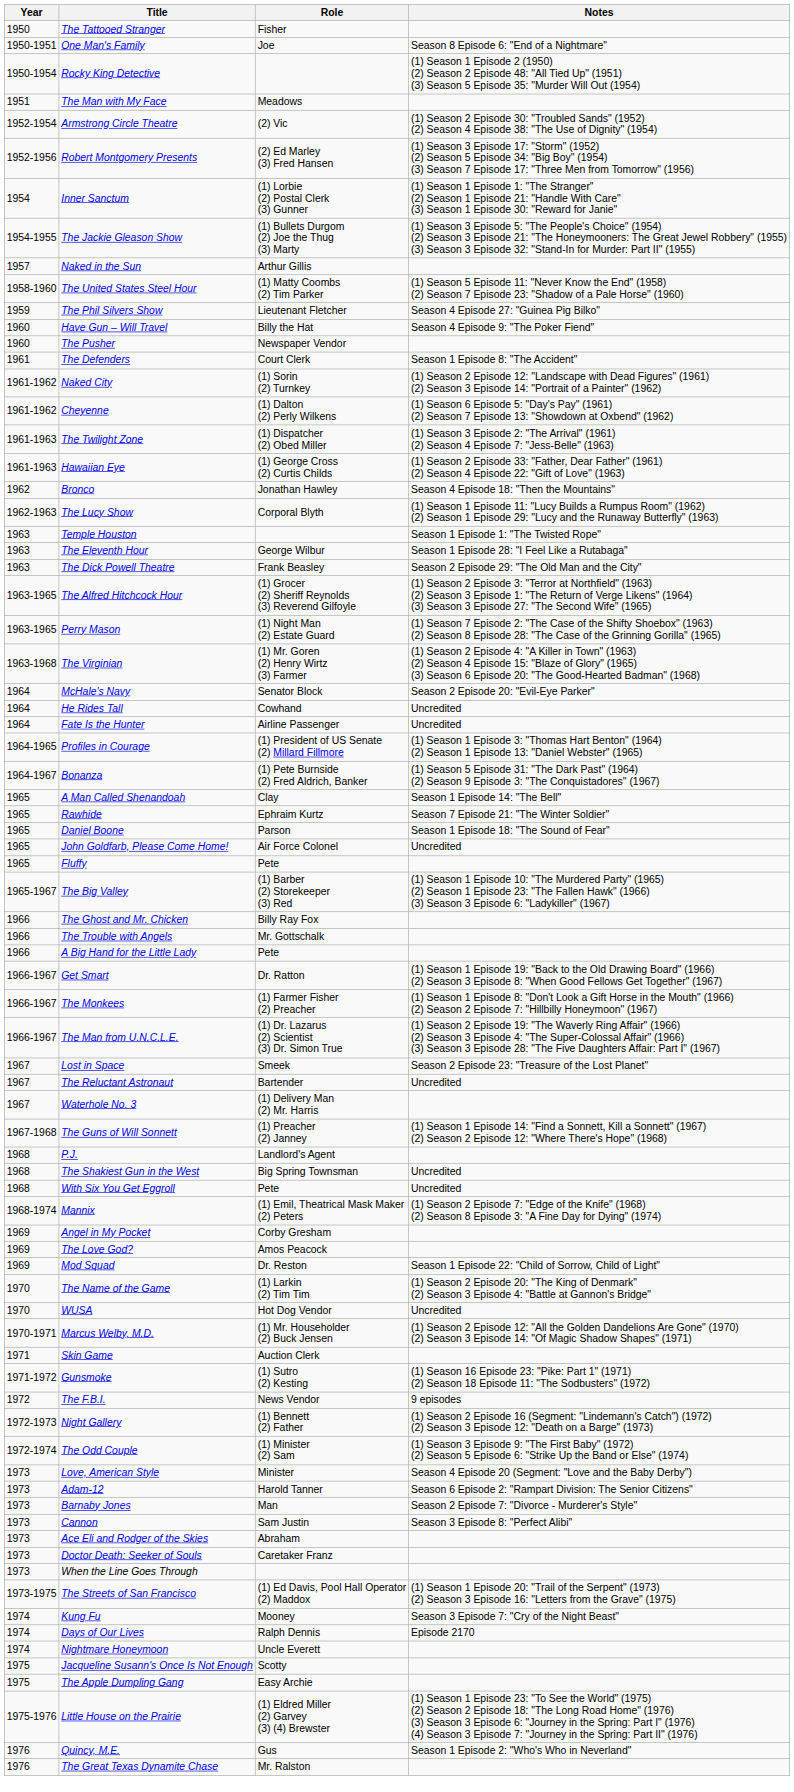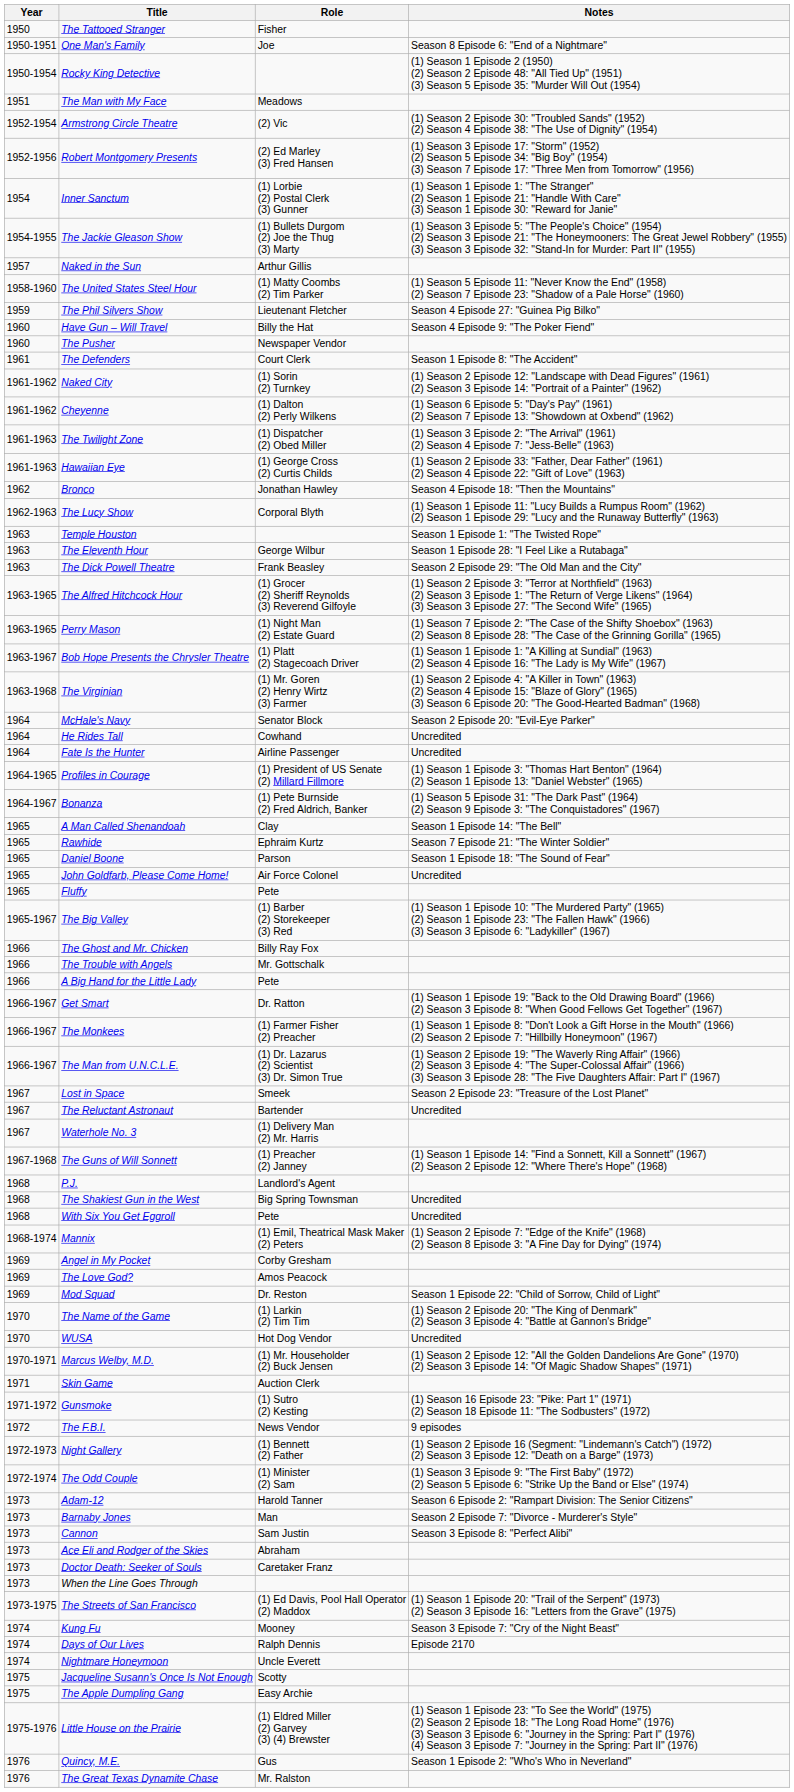+ row: (155, 658)
- row: (110, 1473)
